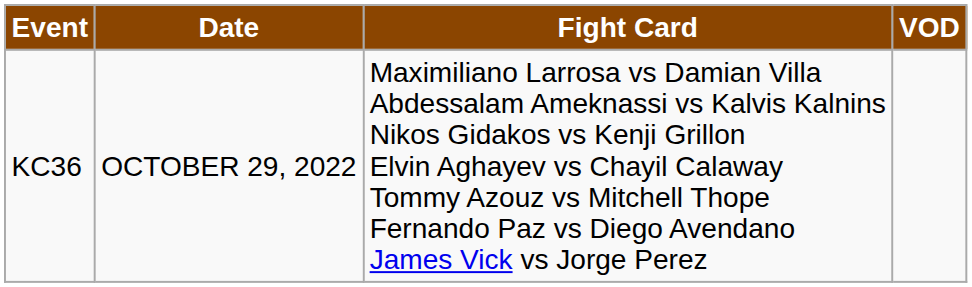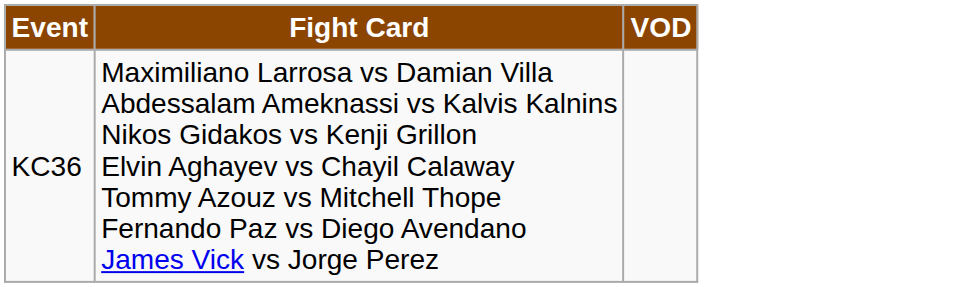- column: (229, 28)
